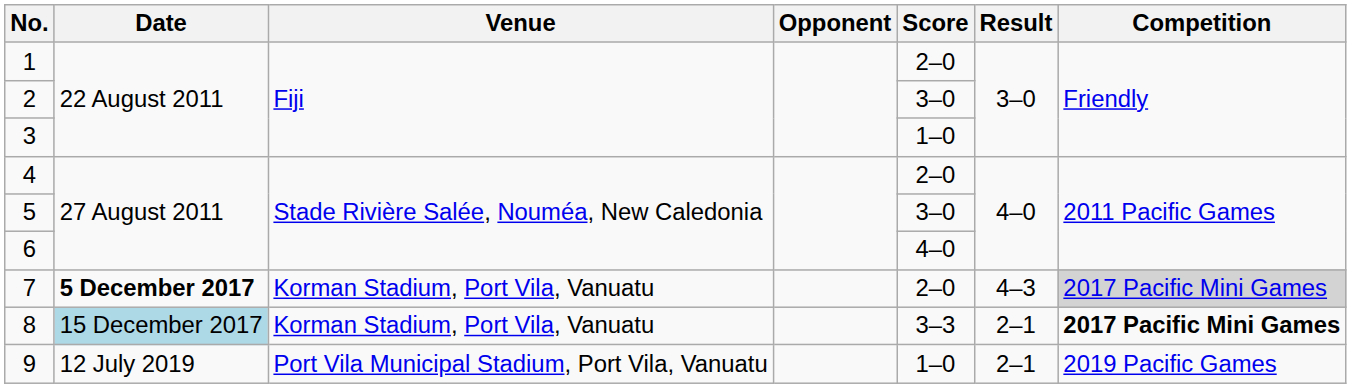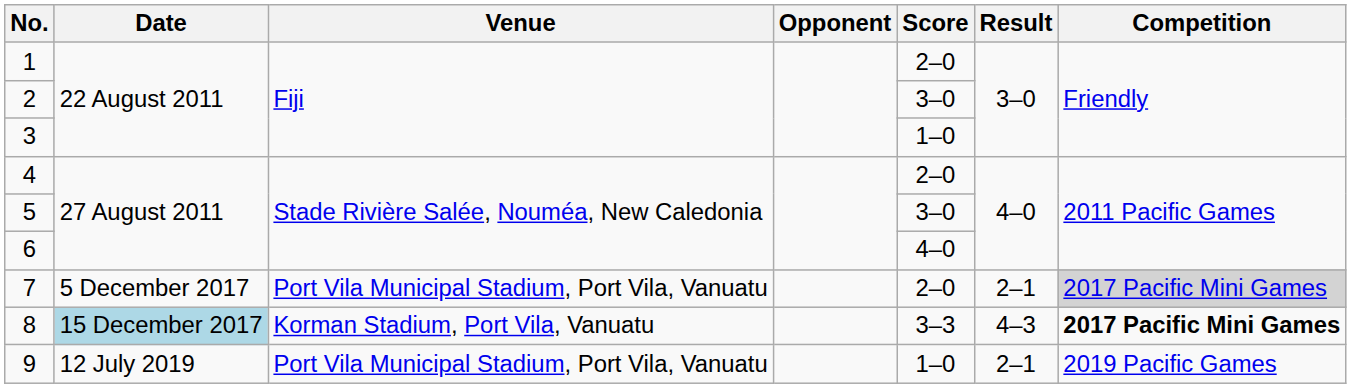(157, 288) bold -> (154, 288) normal
(464, 288) Korman Stadium, Port Vila, Vanuatu -> (521, 288) Port Vila Municipal Stadium, Port Vila, Vanuatu
(1016, 288) 4–3 -> (1016, 288) 2–1
(1016, 325) 2–1 -> (1016, 325) 4–3
